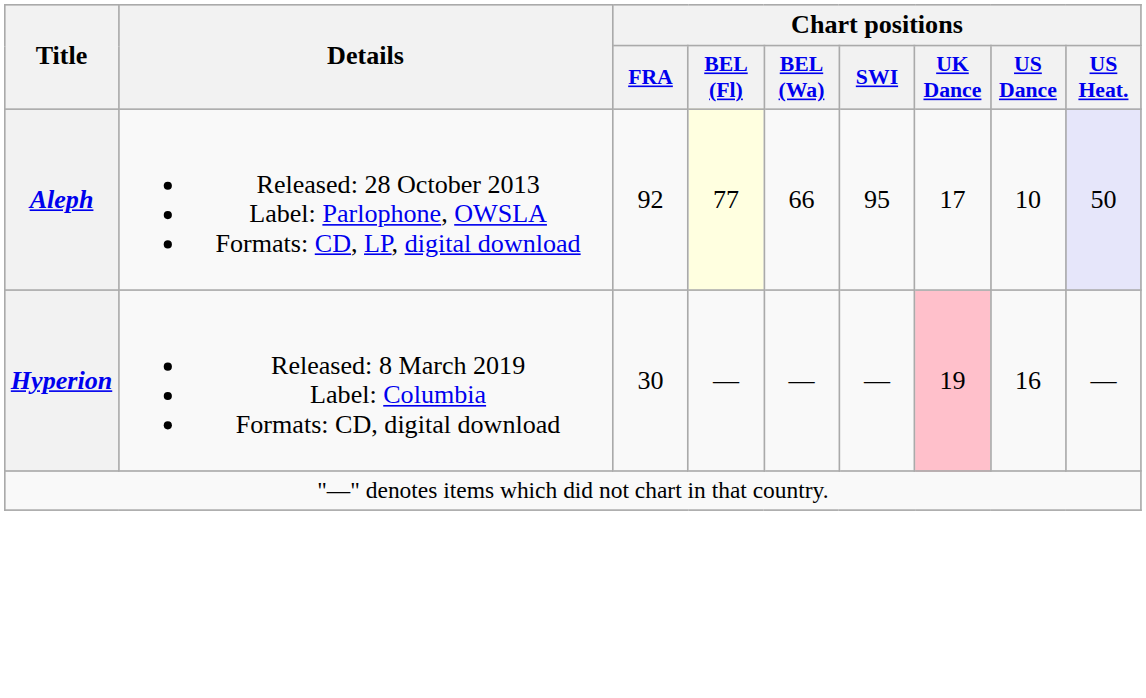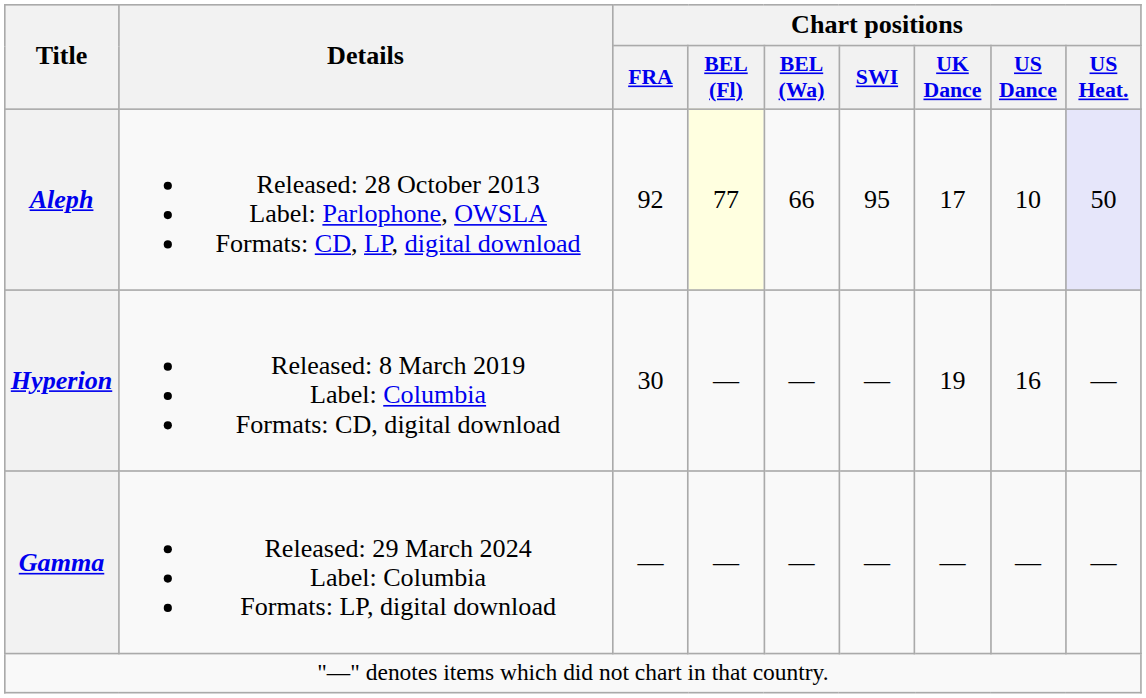(952, 380) pink background -> (952, 380) no background
+ row: (62, 562)
